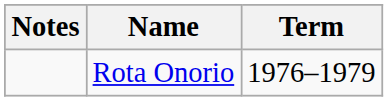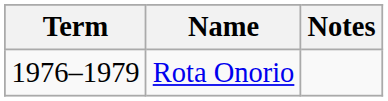columns swapped: (311, 27) <-> (45, 27)
